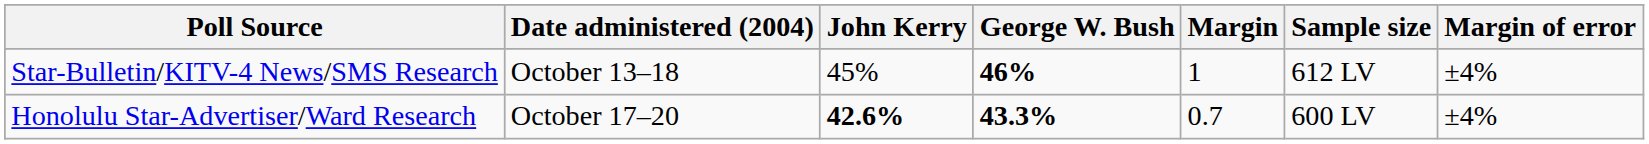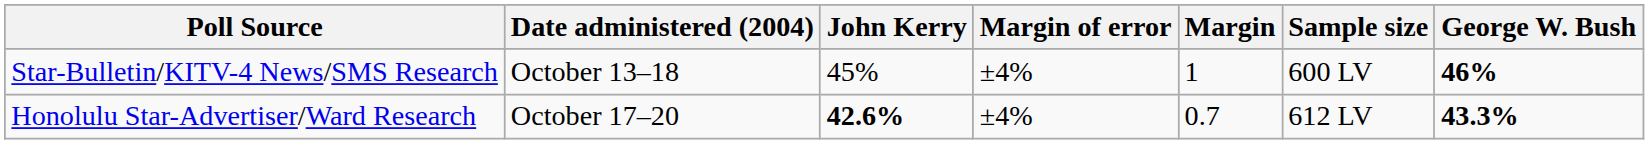columns swapped: (1077, 26) <-> (1540, 26)
(1333, 71) 612 LV -> (1330, 71) 600 LV
(1333, 116) 600 LV -> (1330, 116) 612 LV
